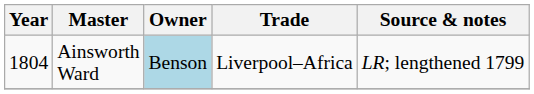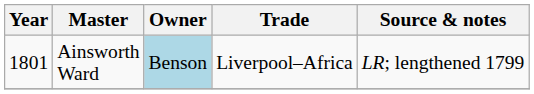(29, 61) 1804 -> (29, 61) 1801
